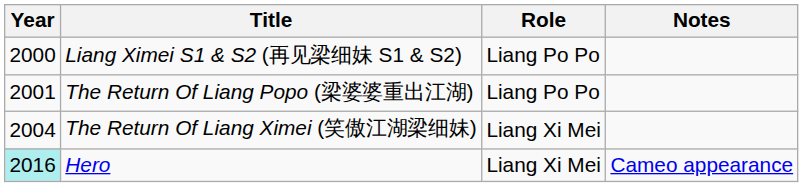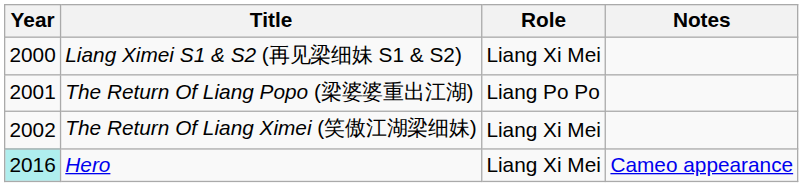(543, 55) Liang Po Po -> (544, 55) Liang Xi Mei
(33, 129) 2004 -> (33, 129) 2002
